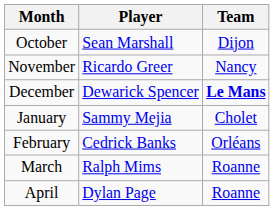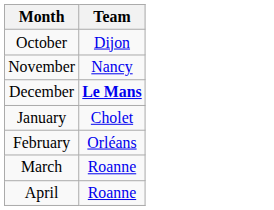- column: (141, 17)
